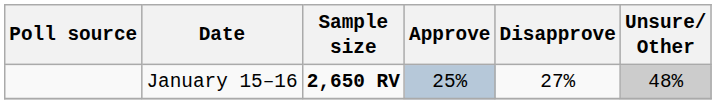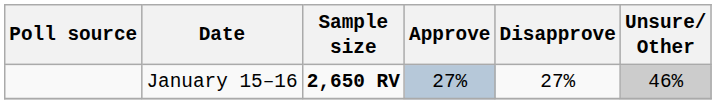(450, 82) 25% -> (450, 82) 27%
(666, 82) 48% -> (666, 82) 46%
